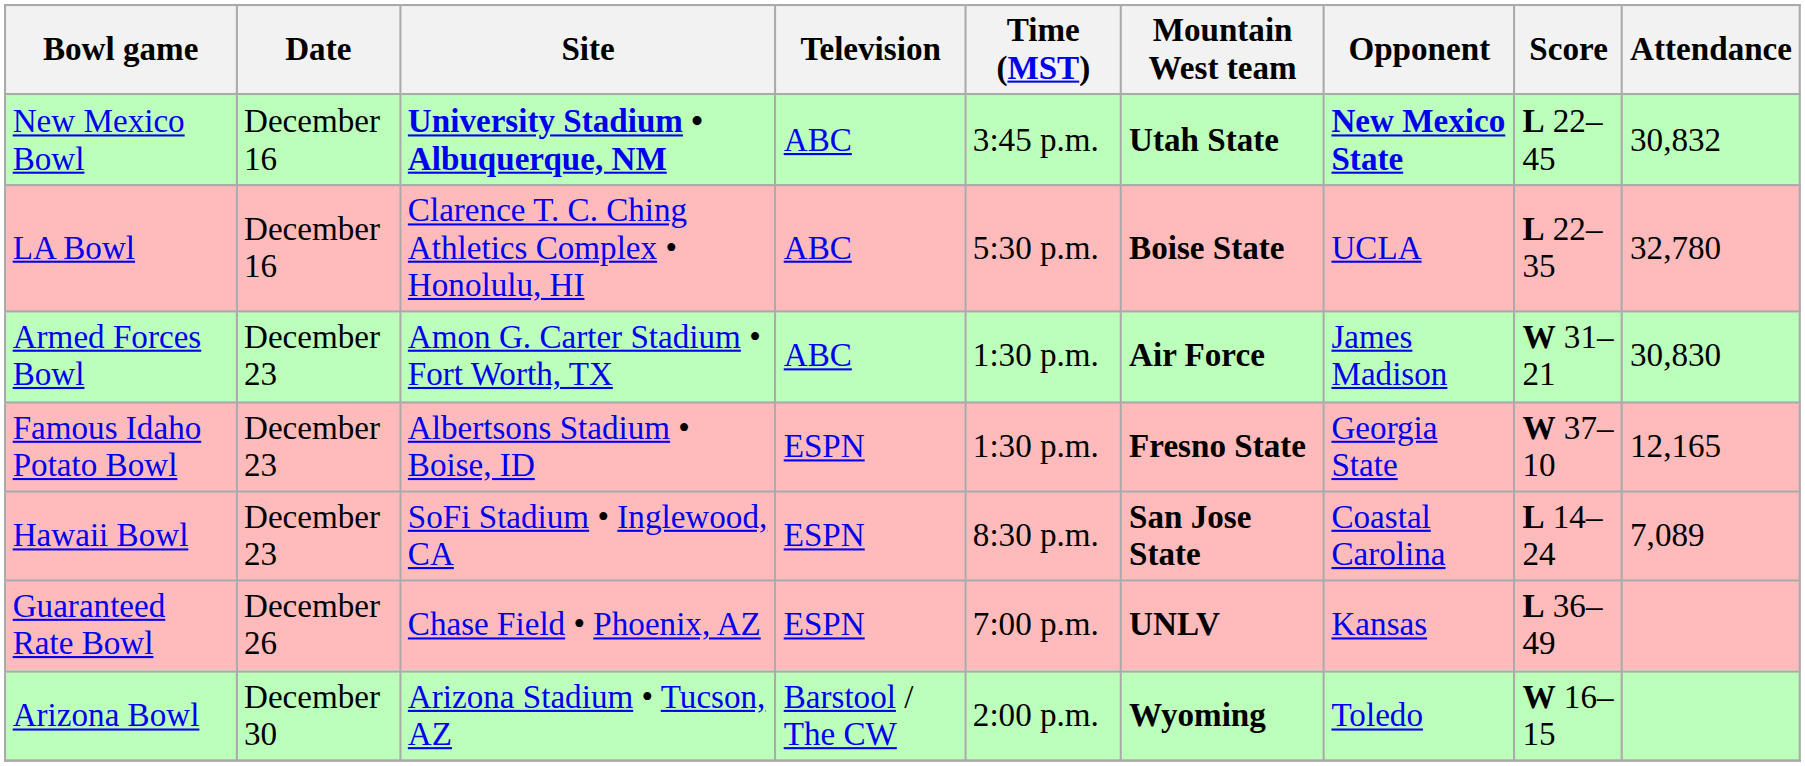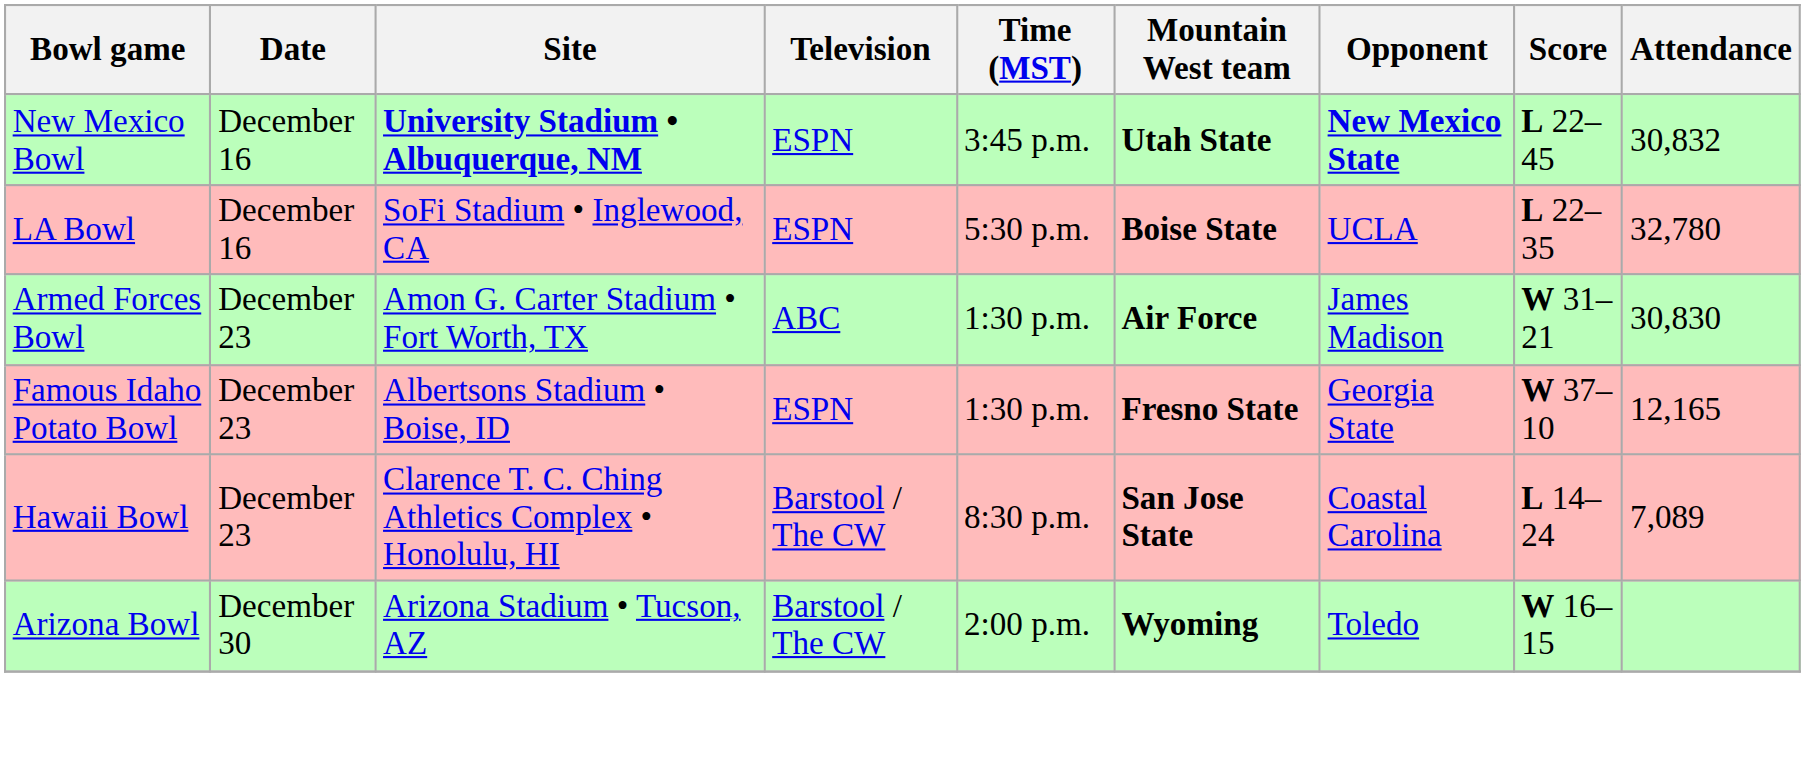(818, 139) ABC -> (813, 139) ESPN
(548, 247) Clarence T. C. Ching Athletics Complex • Honolulu, HI -> (563, 228) SoFi Stadium • Inglewood, CA
(818, 247) ABC -> (813, 228) ESPN
(588, 535) SoFi Stadium • Inglewood, CA -> (523, 516) Clarence T. C. Ching Athletics Complex • Honolulu, HI
(824, 535) ESPN -> (837, 516) Barstool / The CW
- row: (89, 625)
